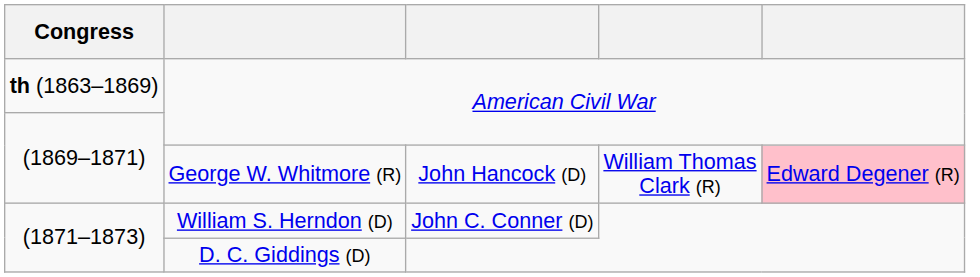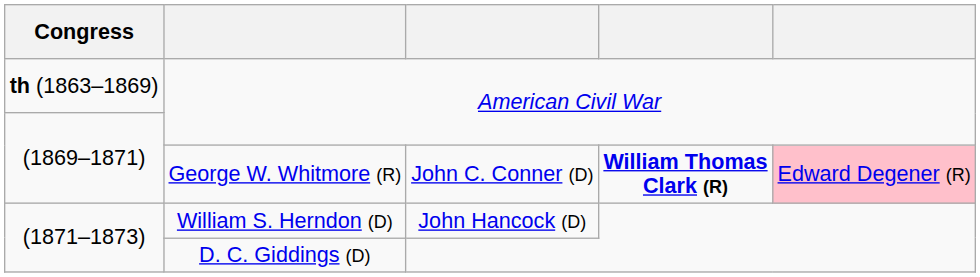(502, 174) John Hancock (D) -> (502, 174) John C. Conner (D)
(680, 174) normal -> (685, 174) bold
(502, 220) John C. Conner (D) -> (502, 220) John Hancock (D)
